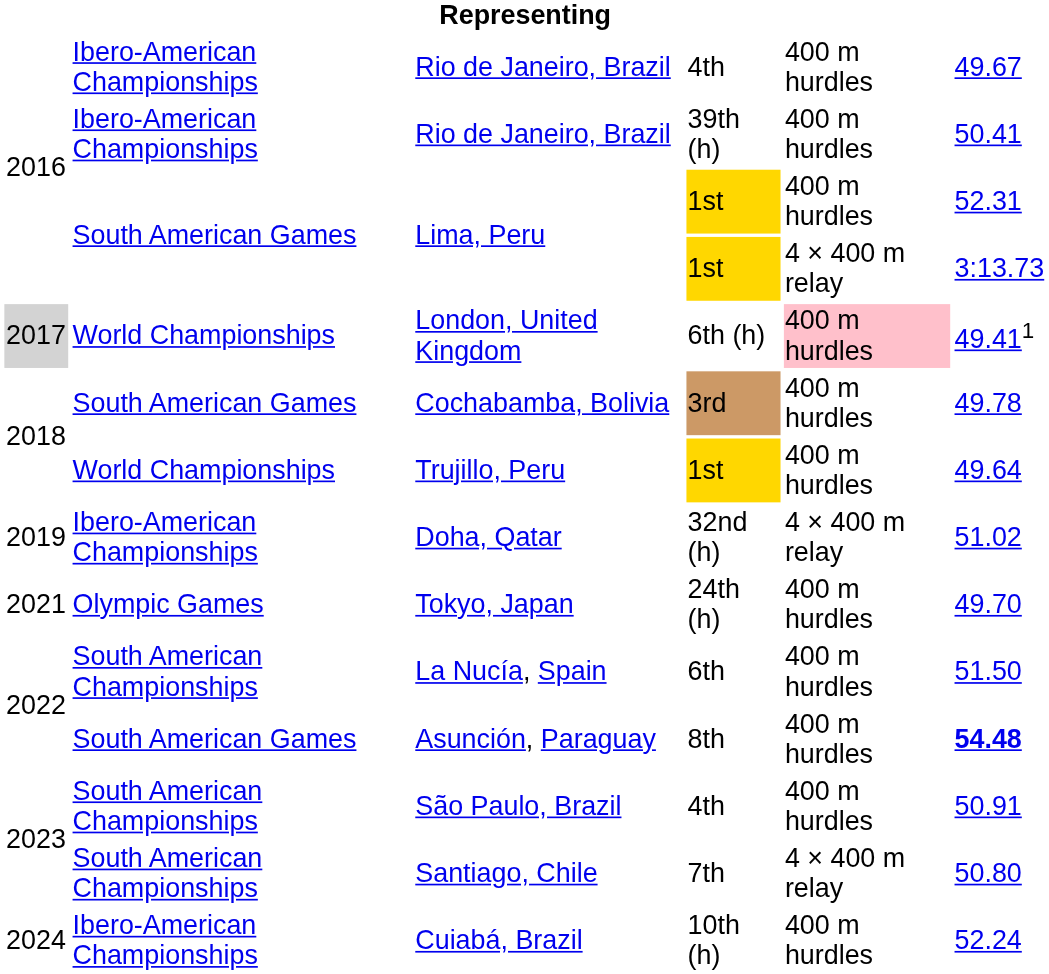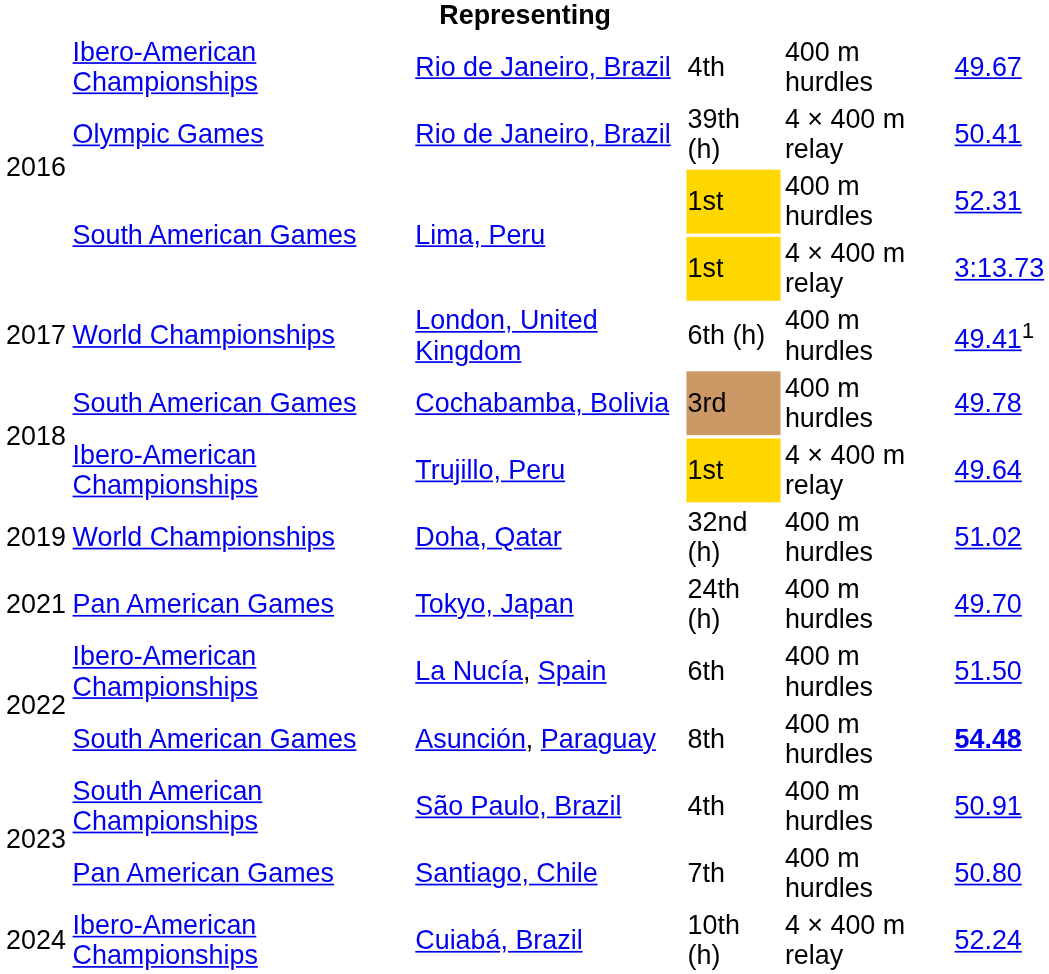(165, 134) Ibero-American Championships -> (168, 134) Olympic Games
(829, 134) 400 m hurdles -> (845, 134) 4 × 400 m relay
(36, 335) lightgrey background -> (36, 335) no background
(829, 335) pink background -> (829, 335) no background
(204, 470) World Championships -> (165, 470) Ibero-American Championships
(829, 470) 400 m hurdles -> (845, 470) 4 × 400 m relay
(165, 537) Ibero-American Championships -> (204, 537) World Championships
(845, 537) 4 × 400 m relay -> (829, 537) 400 m hurdles
(168, 604) Olympic Games -> (203, 604) Pan American Games
(167, 671) South American Championships -> (165, 671) Ibero-American Championships
(167, 873) South American Championships -> (203, 873) Pan American Games
(845, 873) 4 × 400 m relay -> (829, 873) 400 m hurdles
(829, 940) 400 m hurdles -> (845, 940) 4 × 400 m relay
